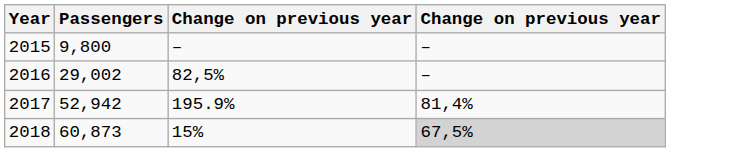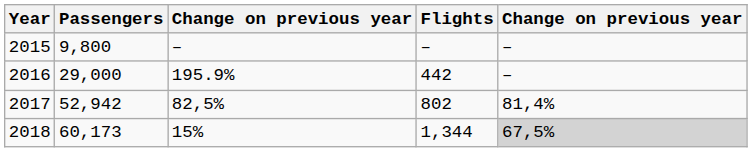+ column: (457, 19)
(90, 76) 29,002 -> (90, 76) 29,000
(198, 76) 82,5% -> (203, 76) 195.9%
(203, 104) 195.9% -> (198, 104) 82,5%
(90, 132) 60,873 -> (90, 132) 60,173
